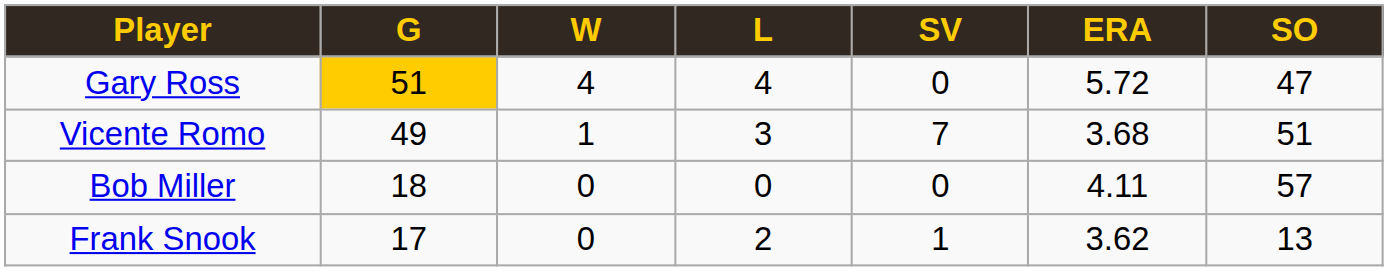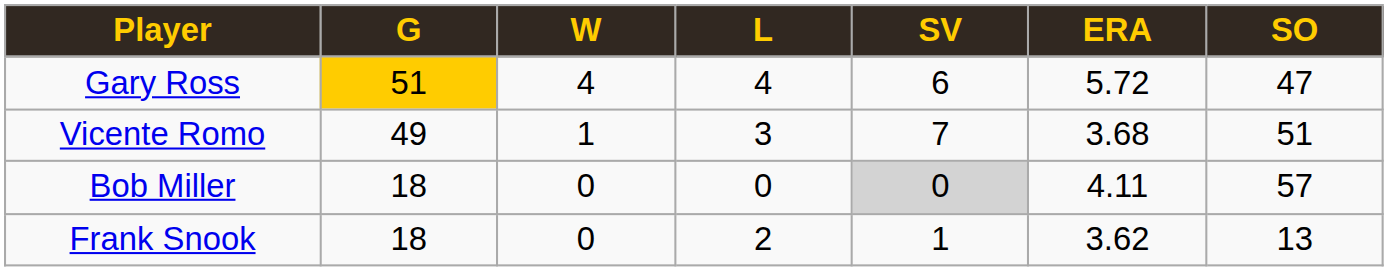(940, 82) 0 -> (940, 82) 6
(940, 186) no background -> (940, 186) lightgrey background
(409, 238) 17 -> (409, 238) 18
